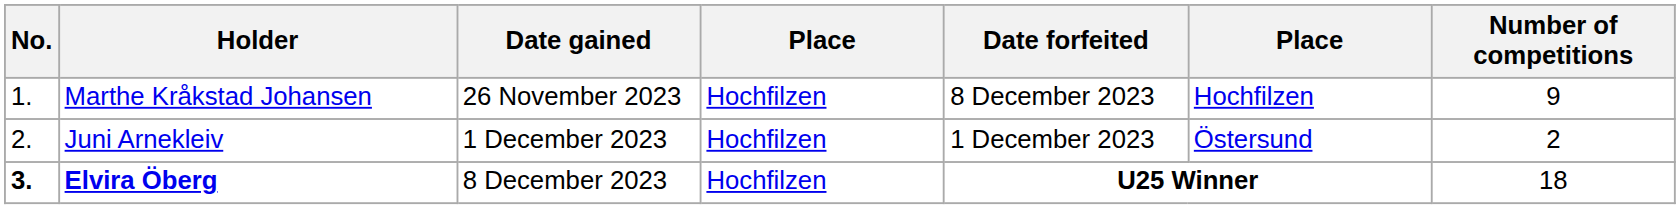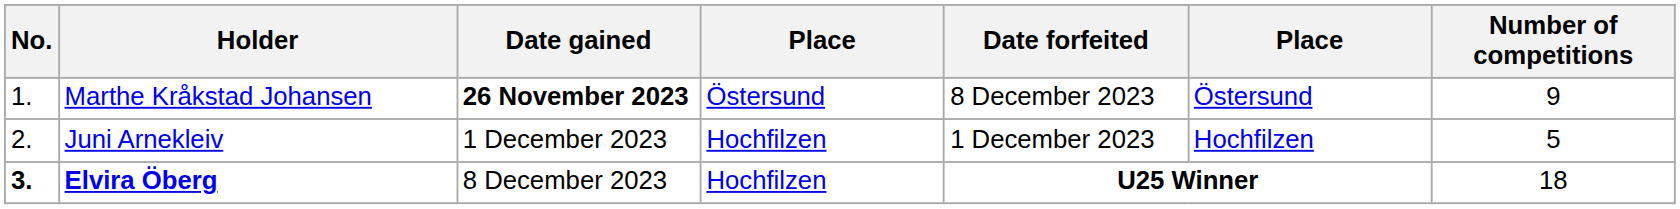(572, 97) normal -> (576, 97) bold
(766, 97) Hochfilzen -> (766, 97) Östersund
(1254, 97) Hochfilzen -> (1253, 97) Östersund
(1253, 139) Östersund -> (1254, 139) Hochfilzen
(1553, 139) 2 -> (1553, 139) 5
